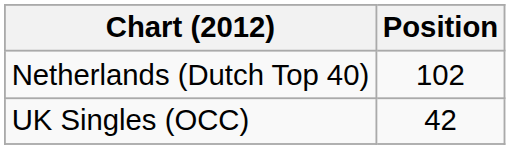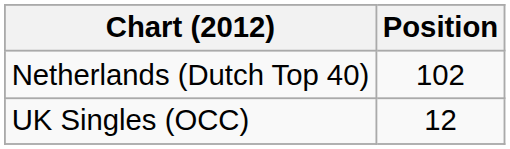(440, 120) 42 -> (440, 120) 12
